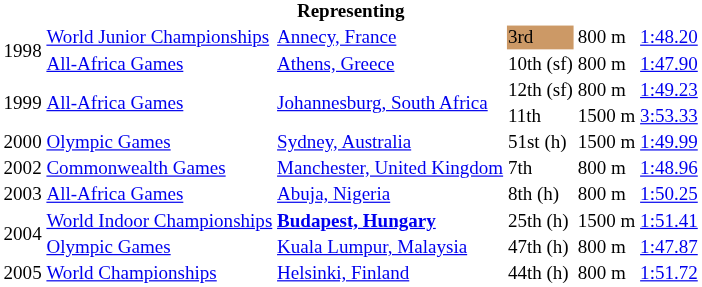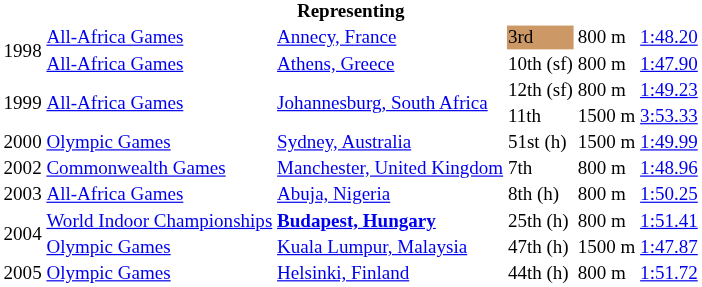(158, 37) World Junior Championships -> (115, 37) All-Africa Games
(607, 220) 1500 m -> (602, 220) 800 m
(602, 246) 800 m -> (607, 246) 1500 m
(132, 272) World Championships -> (109, 272) Olympic Games
